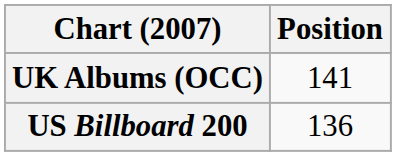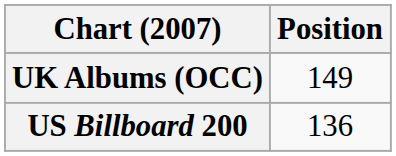(330, 77) 141 -> (330, 77) 149
